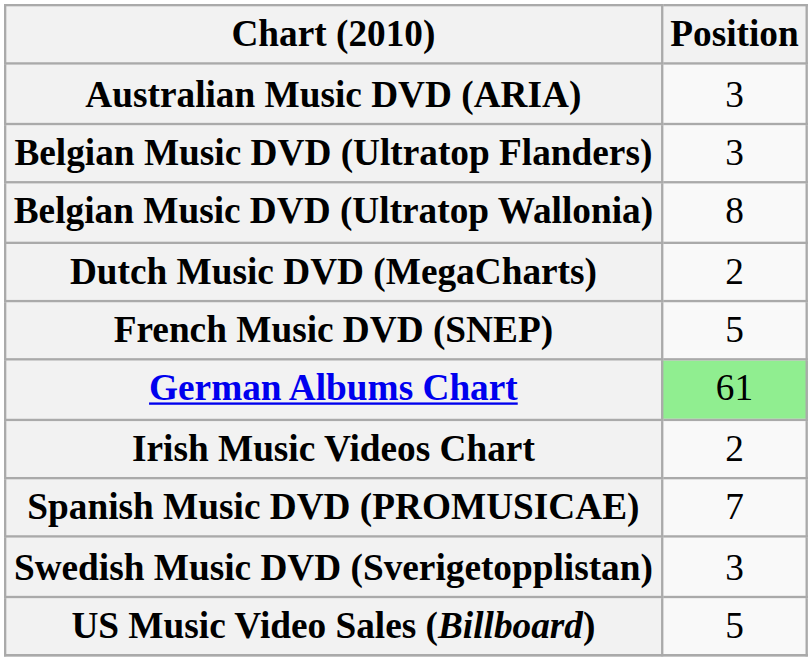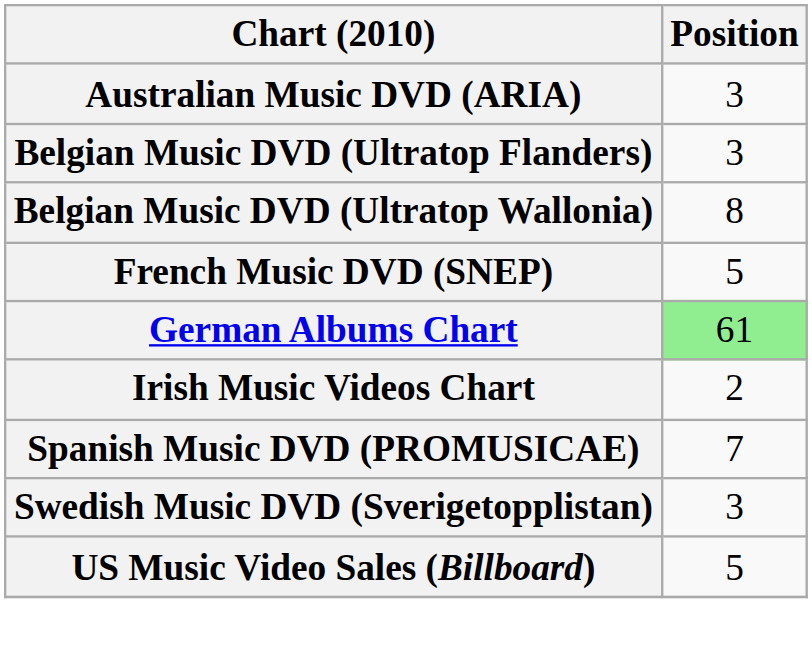- row: (333, 270)
